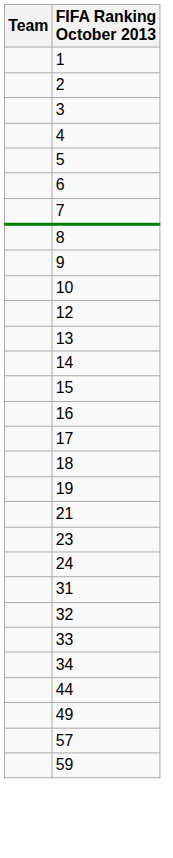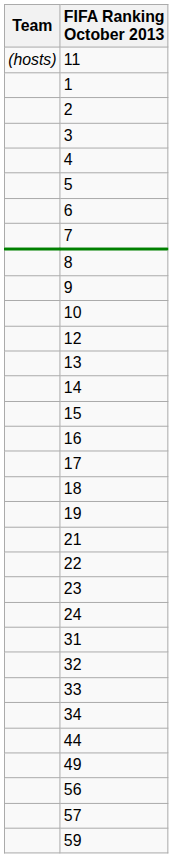+ row: (72, 60)
+ row: (73, 564)
+ row: (73, 790)
